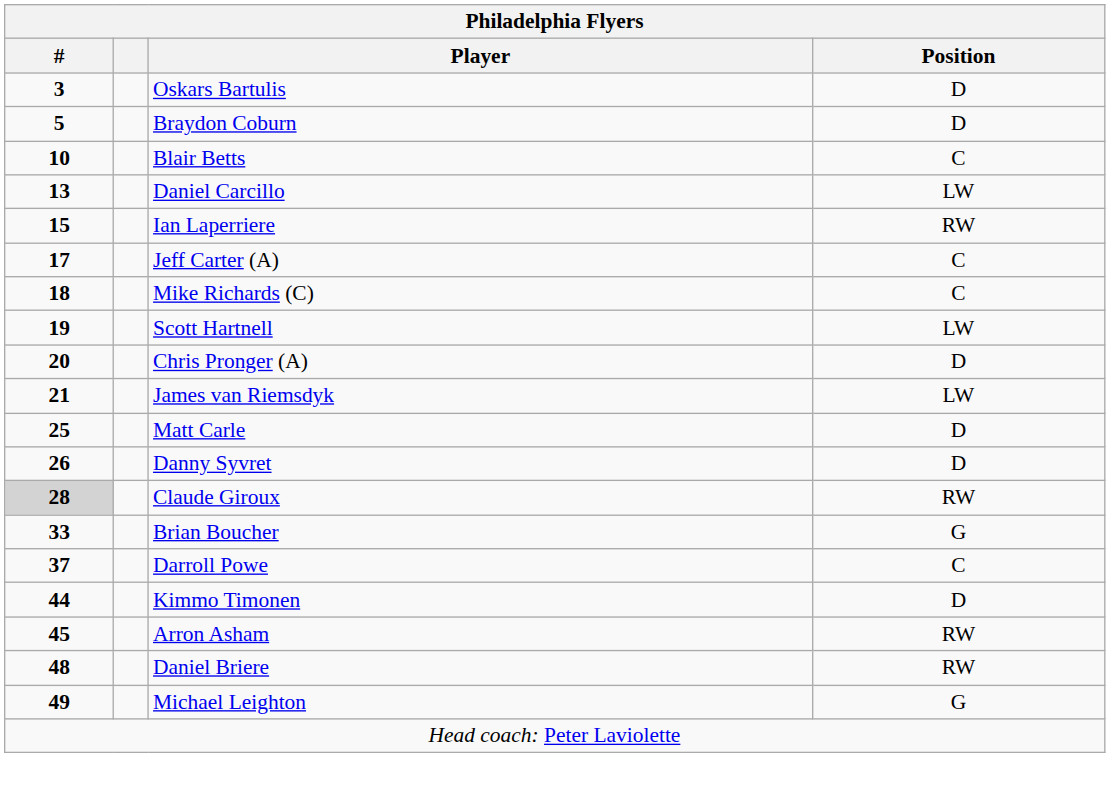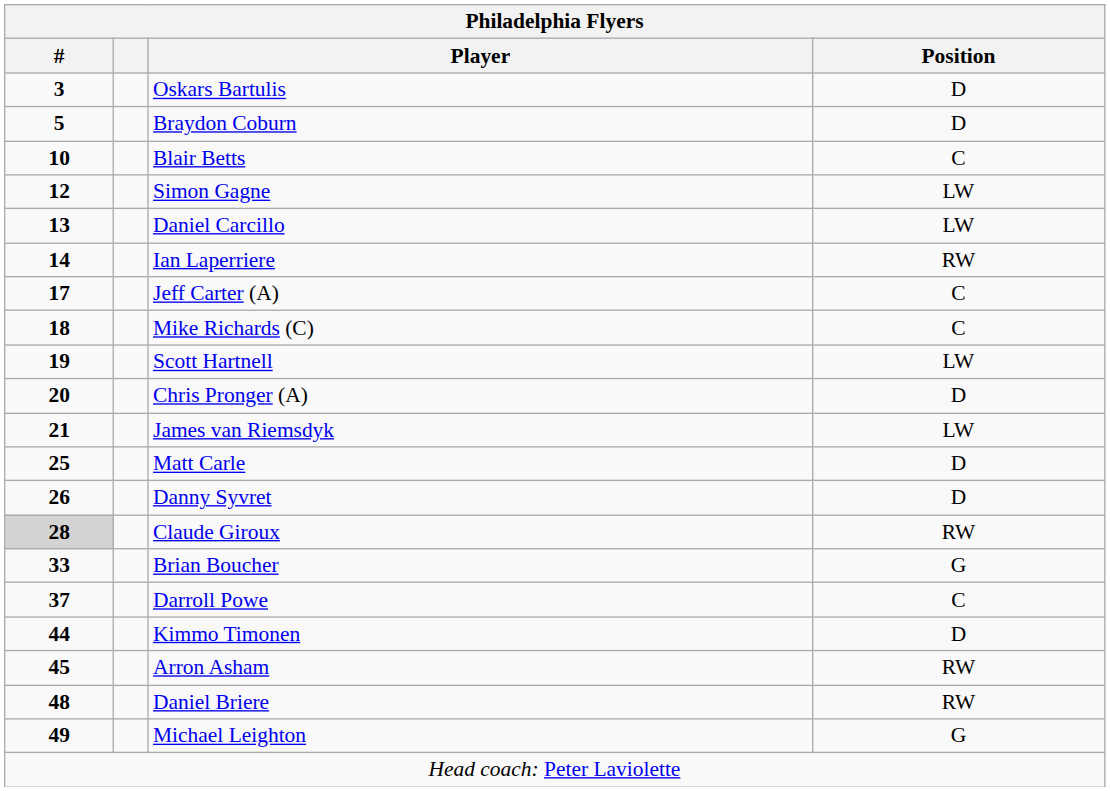+ row: (212, 191)
(59, 225) 15 -> (59, 259) 14
